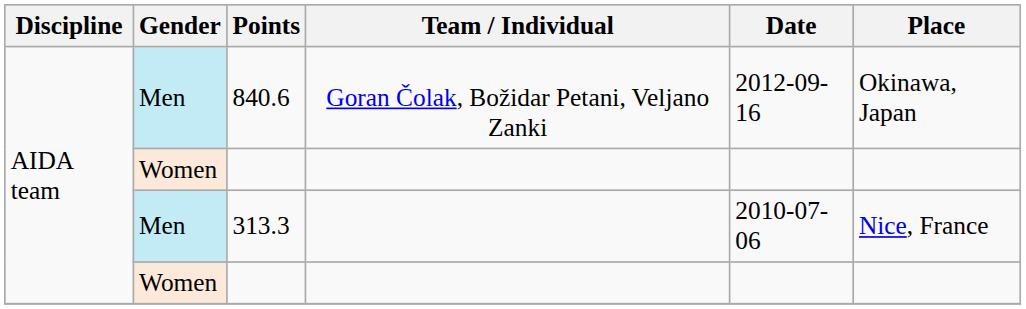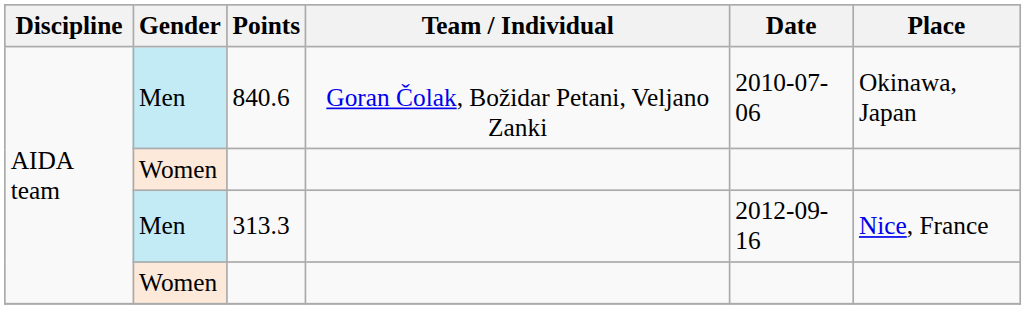(782, 97) 2012-09-16 -> (782, 97) 2010-07-06
(782, 226) 2010-07-06 -> (782, 226) 2012-09-16
